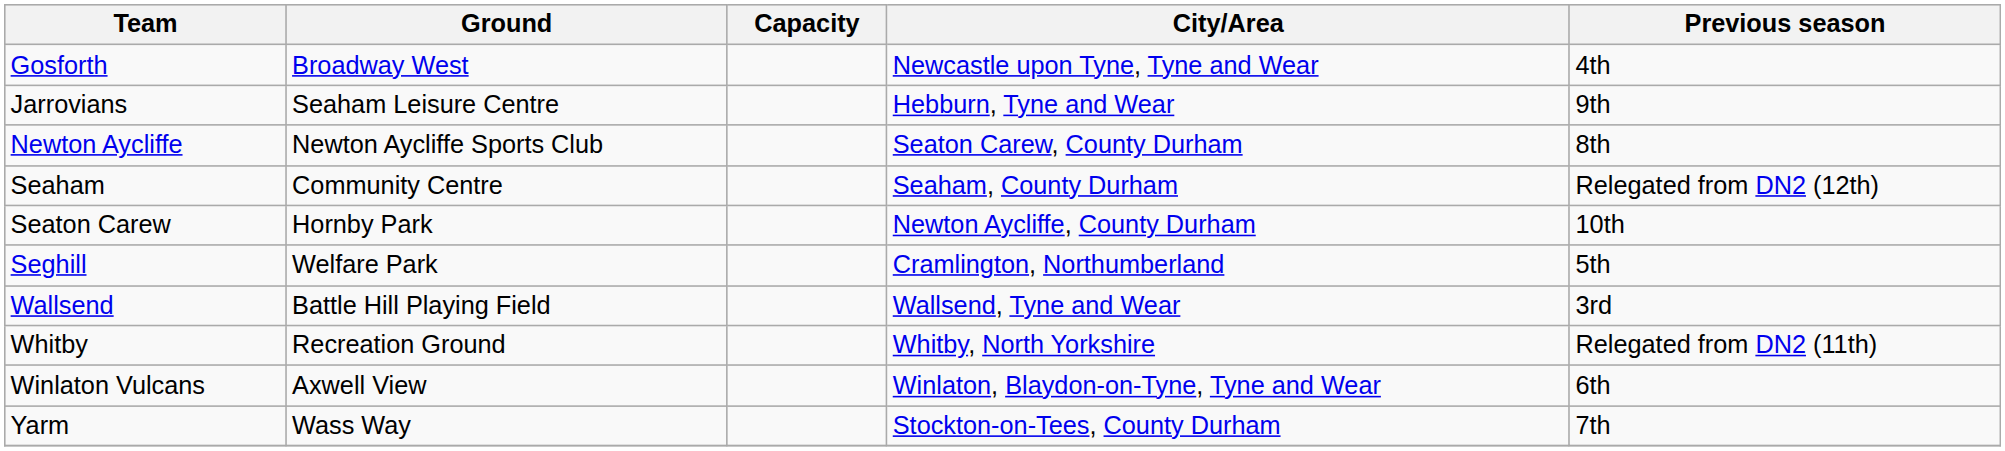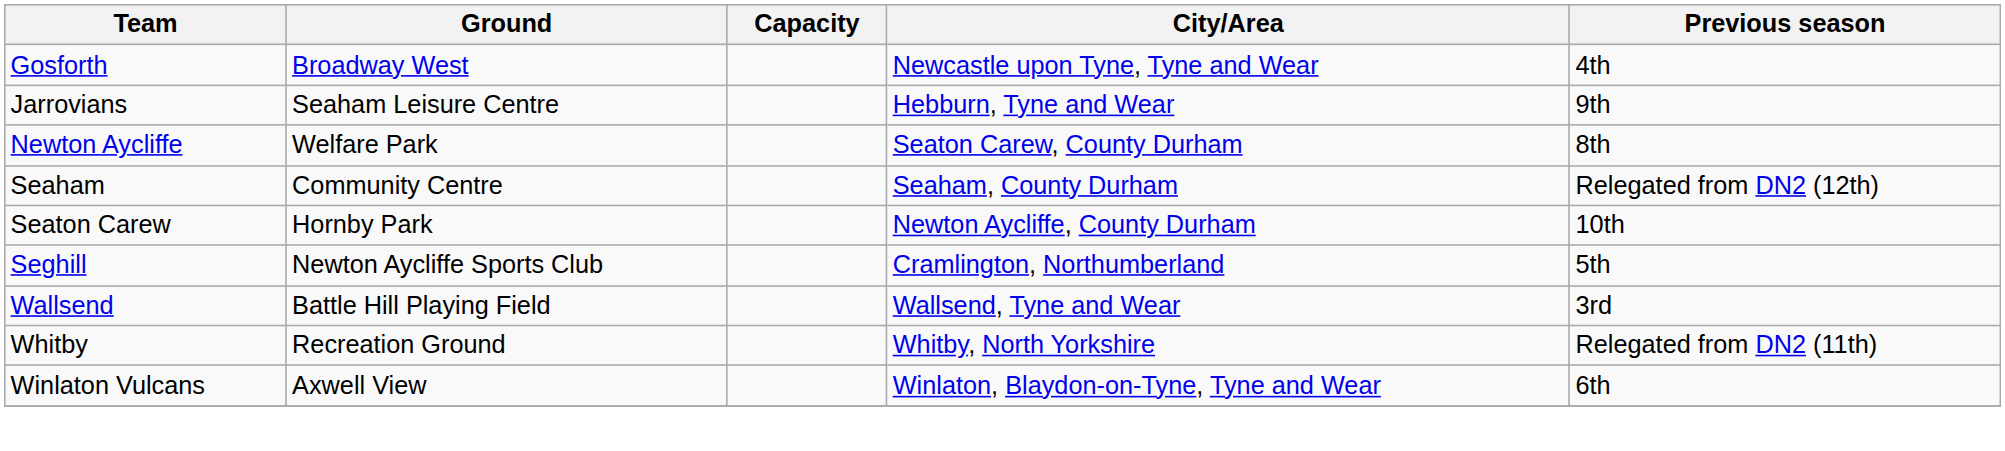(448, 144) Newton Aycliffe Sports Club -> (365, 144) Welfare Park
(365, 265) Welfare Park -> (448, 265) Newton Aycliffe Sports Club
- row: (40, 425)
